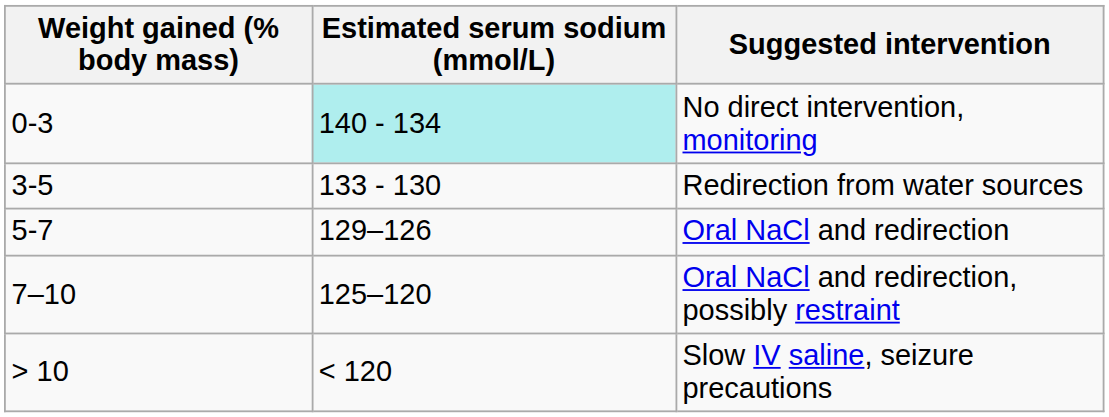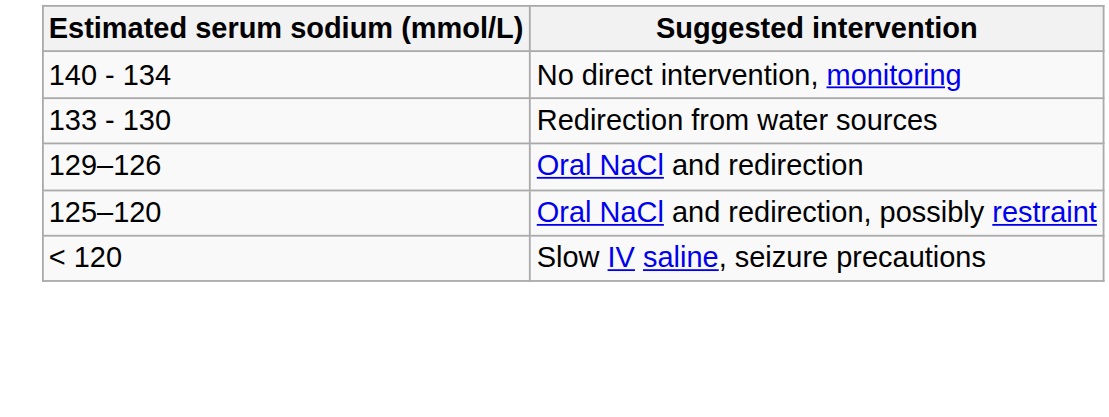- column: (158, 44)
(380, 123) paleturquoise background -> (110, 74) no background
